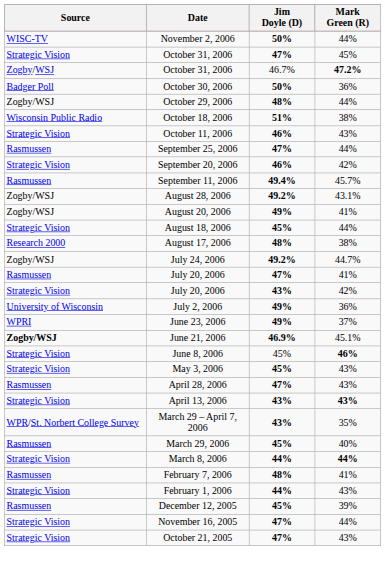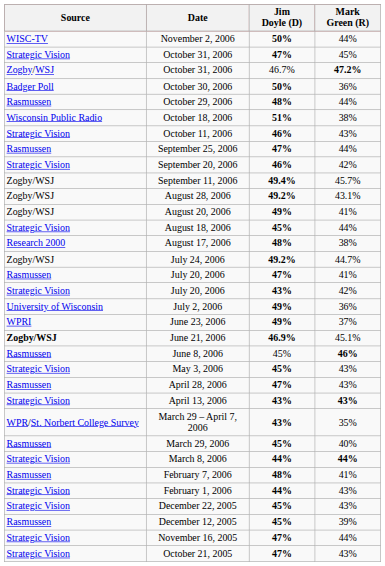(30, 102) Zogby/WSJ -> (29, 102) Rasmussen
(29, 180) Rasmussen -> (30, 180) Zogby/WSJ
(38, 353) Strategic Vision -> (29, 353) Rasmussen
+ row: (198, 506)
